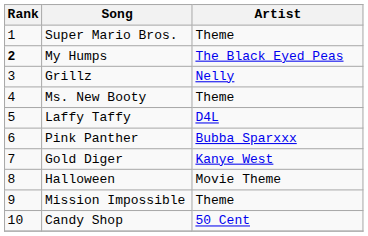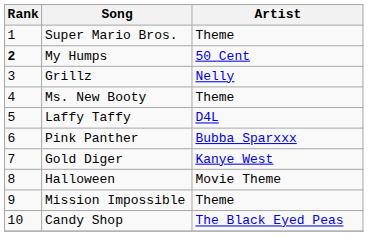(269, 56) The Black Eyed Peas -> (223, 56) 50 Cent
(223, 221) 50 Cent -> (269, 221) The Black Eyed Peas
